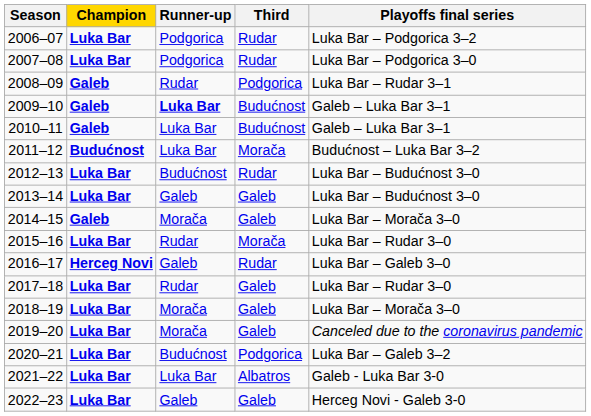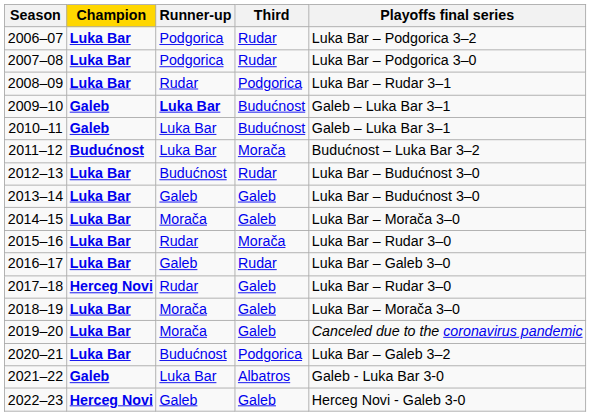(90, 83) Galeb -> (100, 83) Luka Bar
(90, 219) Galeb -> (100, 219) Luka Bar
(111, 264) Herceg Novi -> (100, 264) Luka Bar
(100, 286) Luka Bar -> (111, 286) Herceg Novi
(100, 377) Luka Bar -> (90, 377) Galeb
(100, 399) Luka Bar -> (111, 399) Herceg Novi
